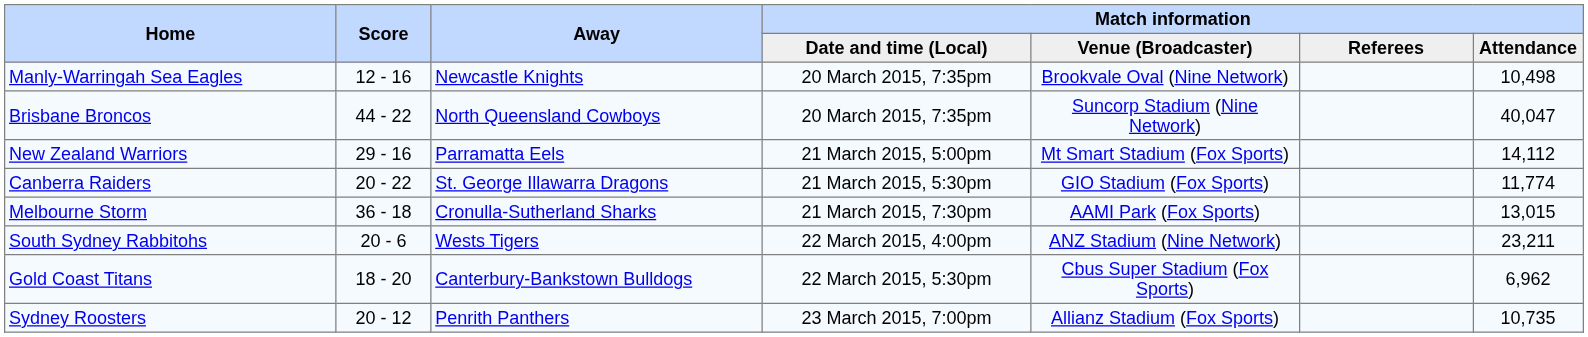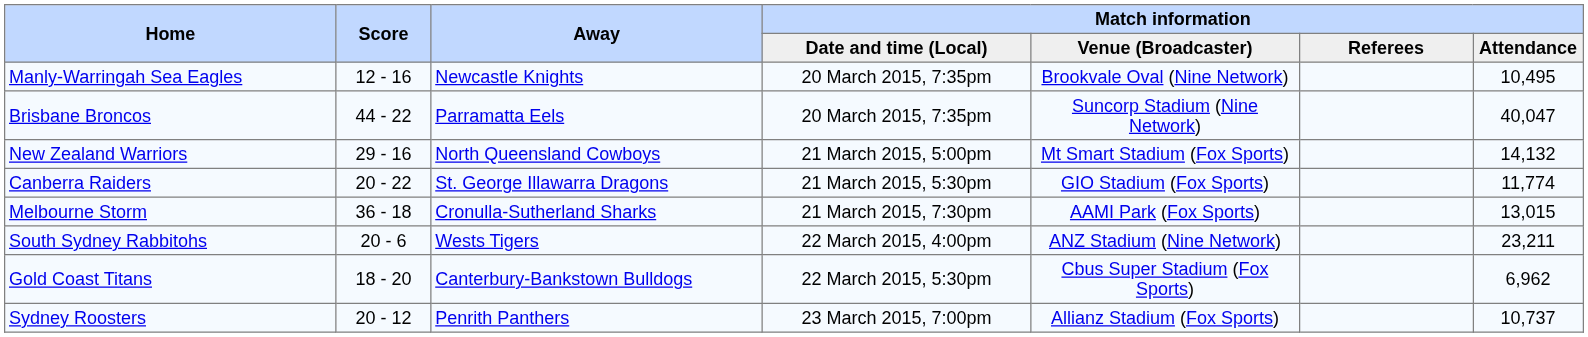(1528, 76) 10,498 -> (1528, 76) 10,495
(548, 115) North Queensland Cowboys -> (500, 115) Parramatta Eels
(500, 154) Parramatta Eels -> (548, 154) North Queensland Cowboys
(1528, 154) 14,112 -> (1528, 154) 14,132
(1528, 318) 10,735 -> (1528, 318) 10,737
